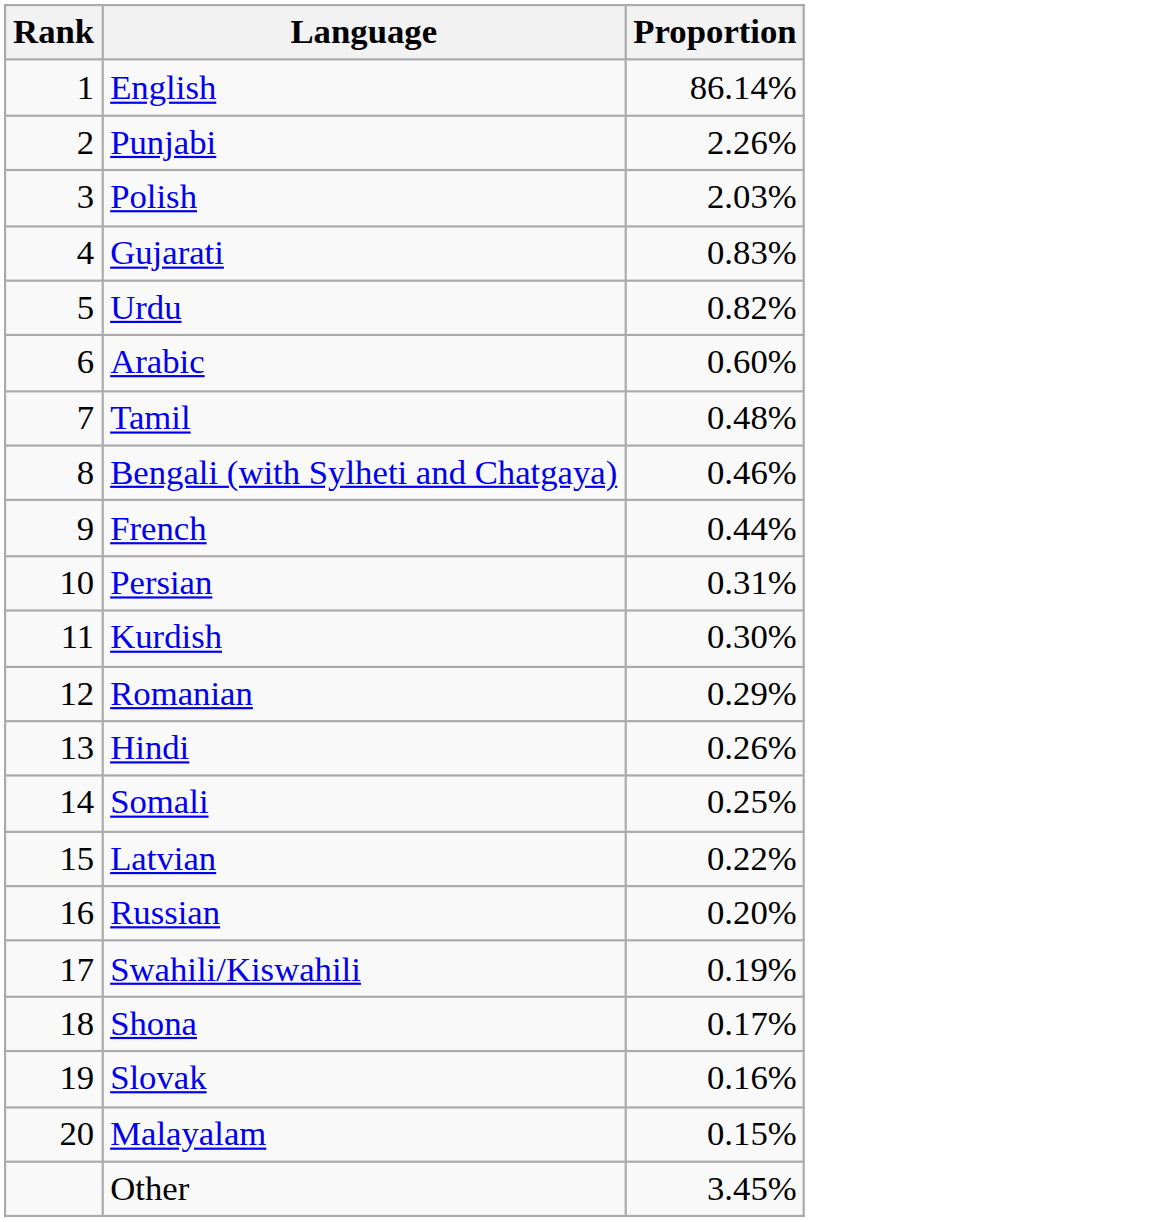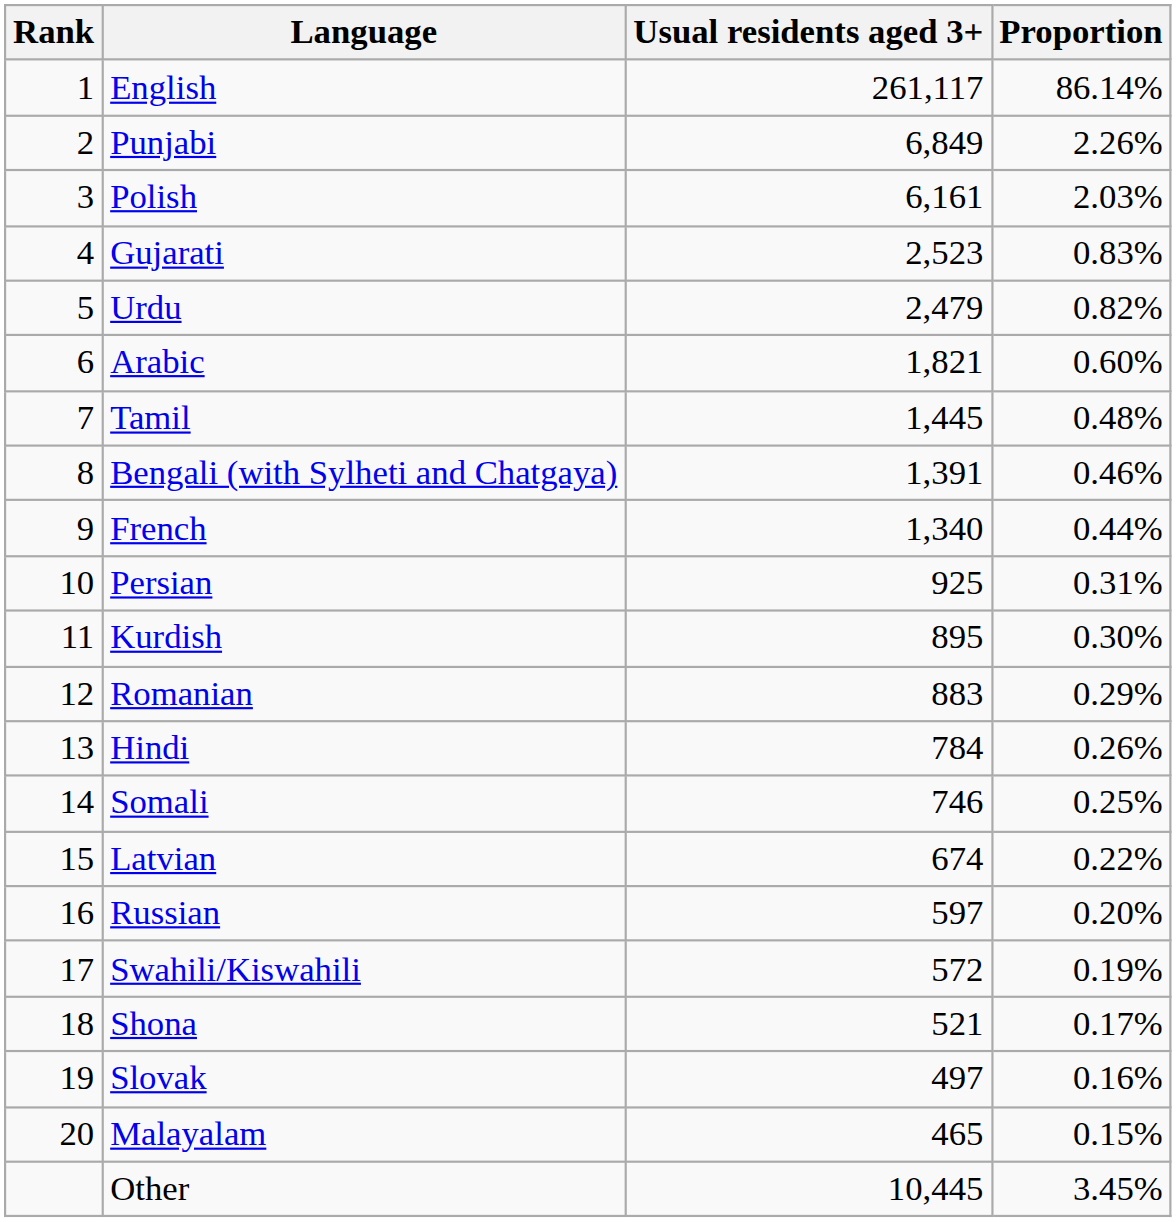+ column: (808, 32)
